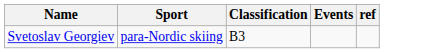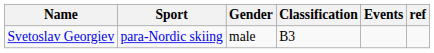+ column: (251, 15)
